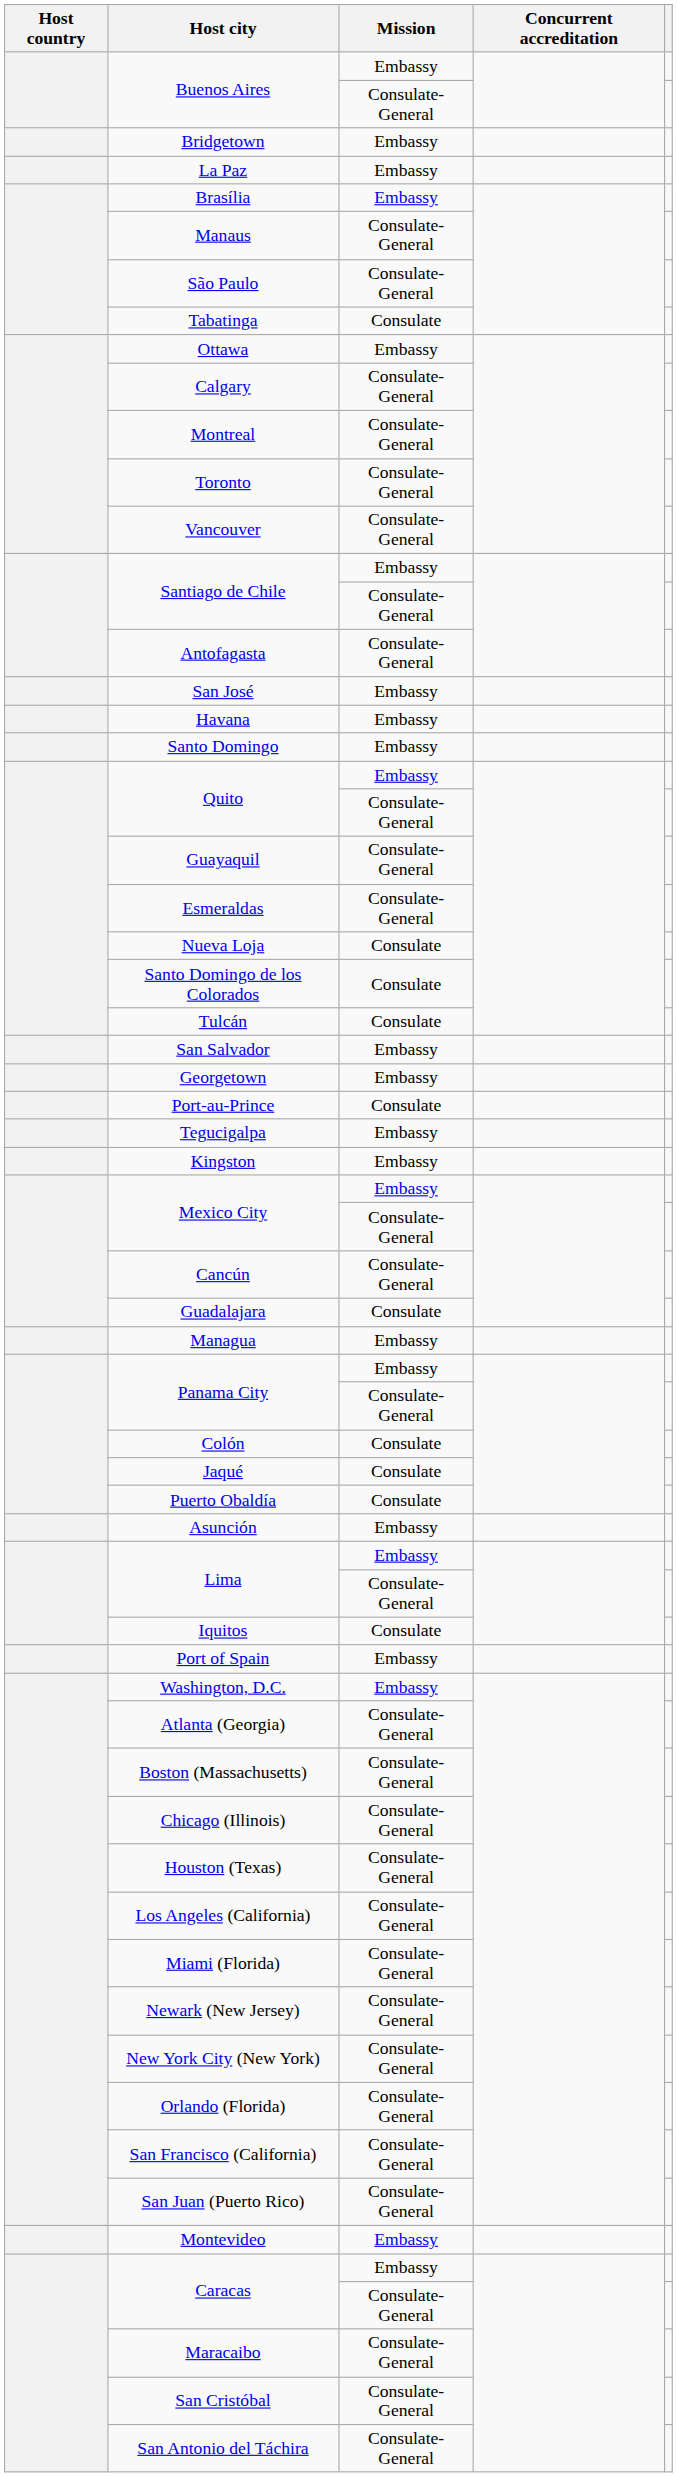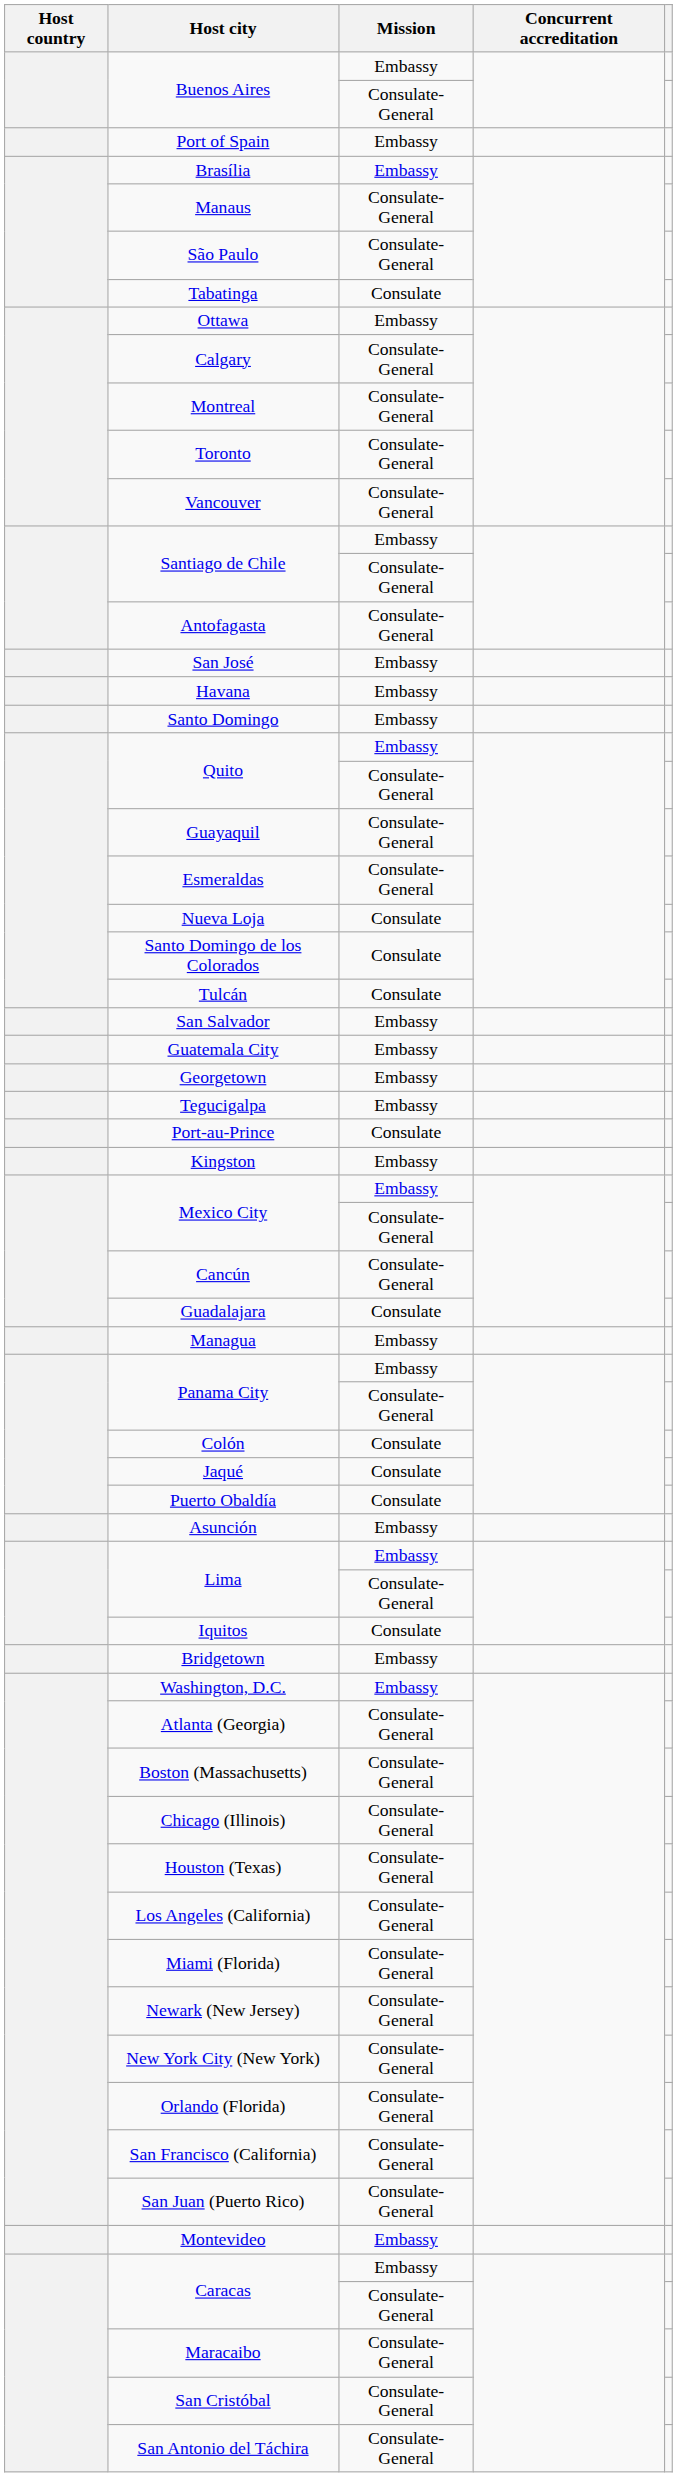rows swapped: (223, 141) <-> (223, 1658)
- row: (223, 169)
+ row: (223, 1049)
rows swapped: (223, 1105) <-> (223, 1133)
